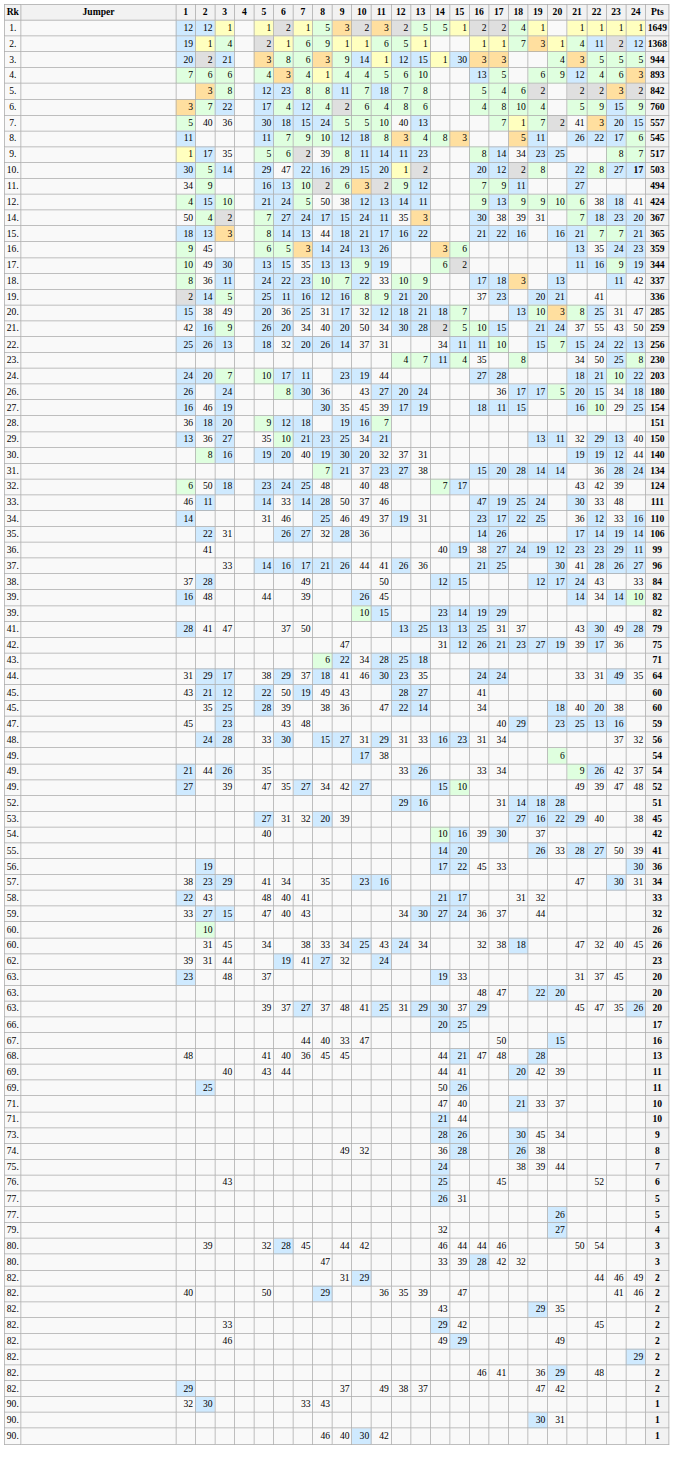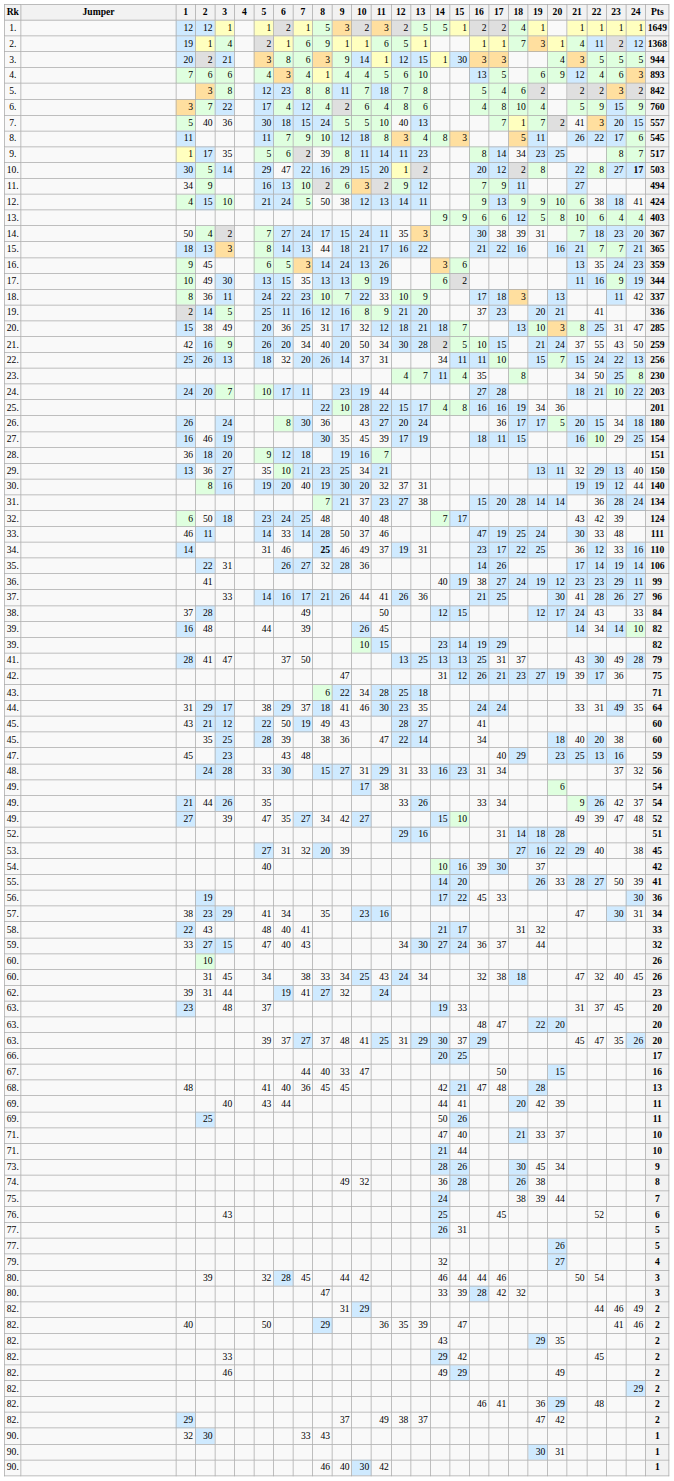+ row: (13, 217)
+ row: (13, 407)
(325, 518) normal -> (325, 550) bold
(443, 1056) 44 -> (443, 1087) 42
